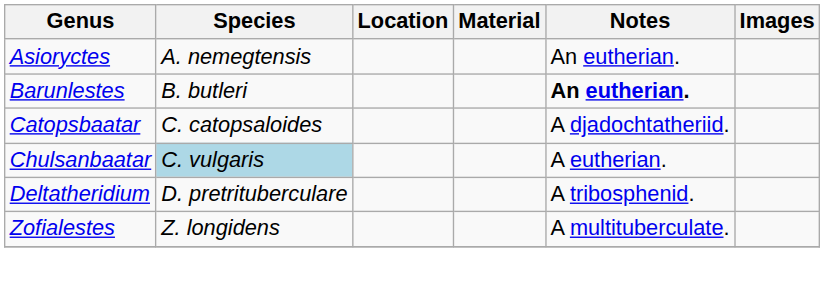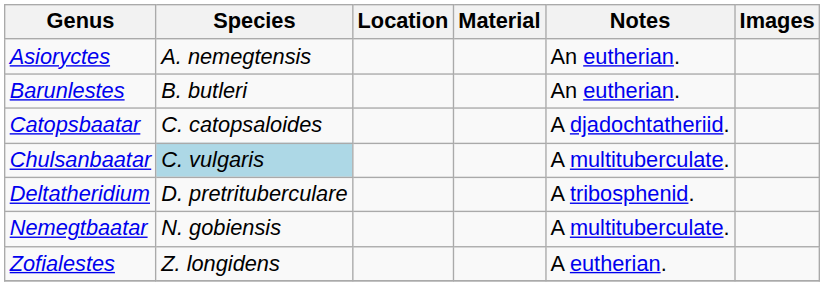(620, 90) bold -> (615, 90) normal
(609, 159) A eutherian. -> (640, 159) A multituberculate.
+ row: (79, 228)
(640, 228) A multituberculate. -> (609, 263) A eutherian.
